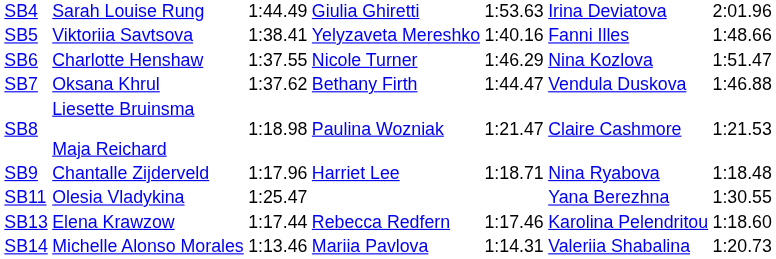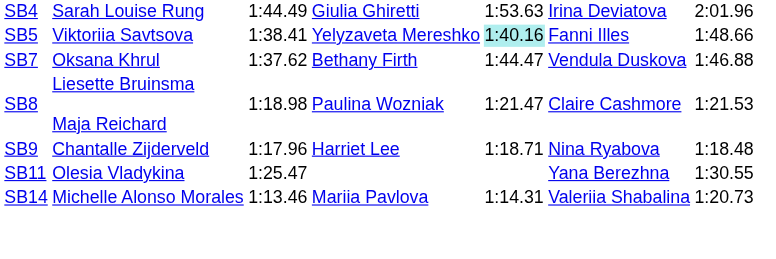(514, 35) no background -> (514, 35) paleturquoise background
- row: (21, 60)
- row: (26, 222)
